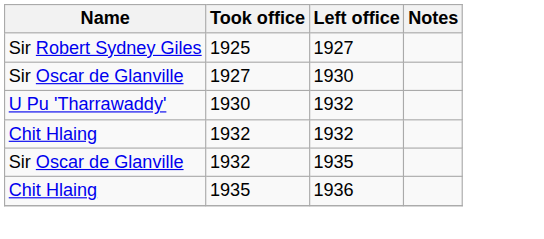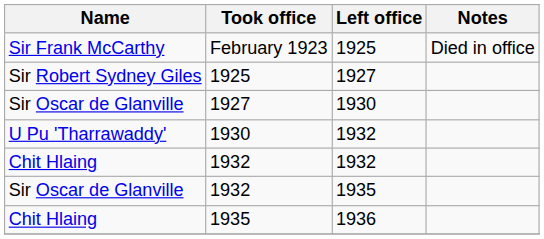+ row: (269, 47)
